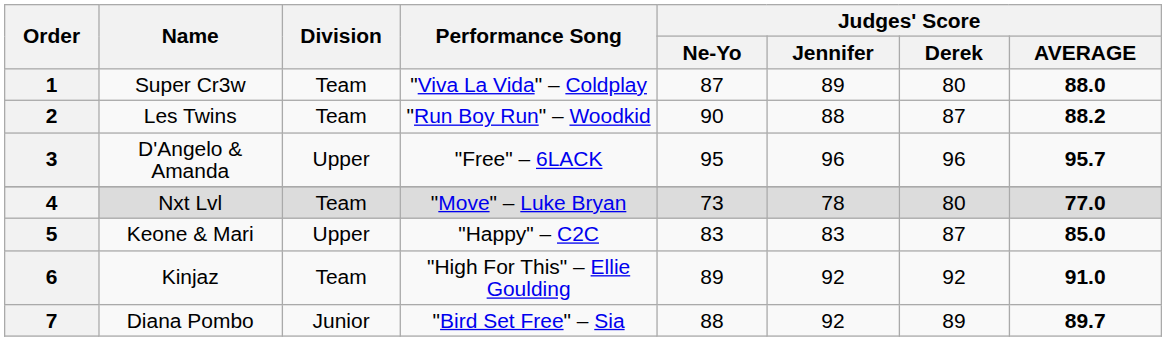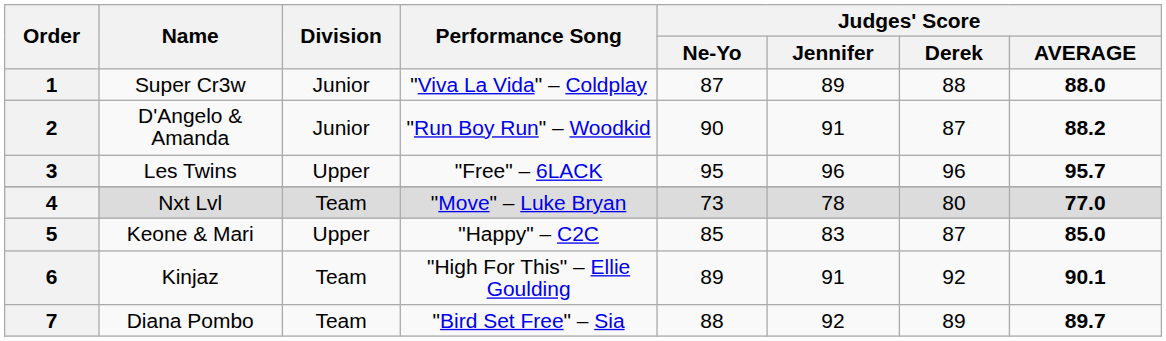(341, 84) Team -> (341, 84) Junior
(954, 84) 80 -> (954, 84) 88
(190, 116) Les Twins -> (190, 128) D'Angelo & Amanda
(341, 116) Team -> (341, 128) Junior
(833, 116) 88 -> (833, 128) 91
(190, 159) D'Angelo & Amanda -> (190, 171) Les Twins
(712, 234) 83 -> (712, 234) 85
(833, 278) 92 -> (833, 278) 91
(1085, 278) 91.0 -> (1085, 278) 90.1
(341, 321) Junior -> (341, 321) Team
